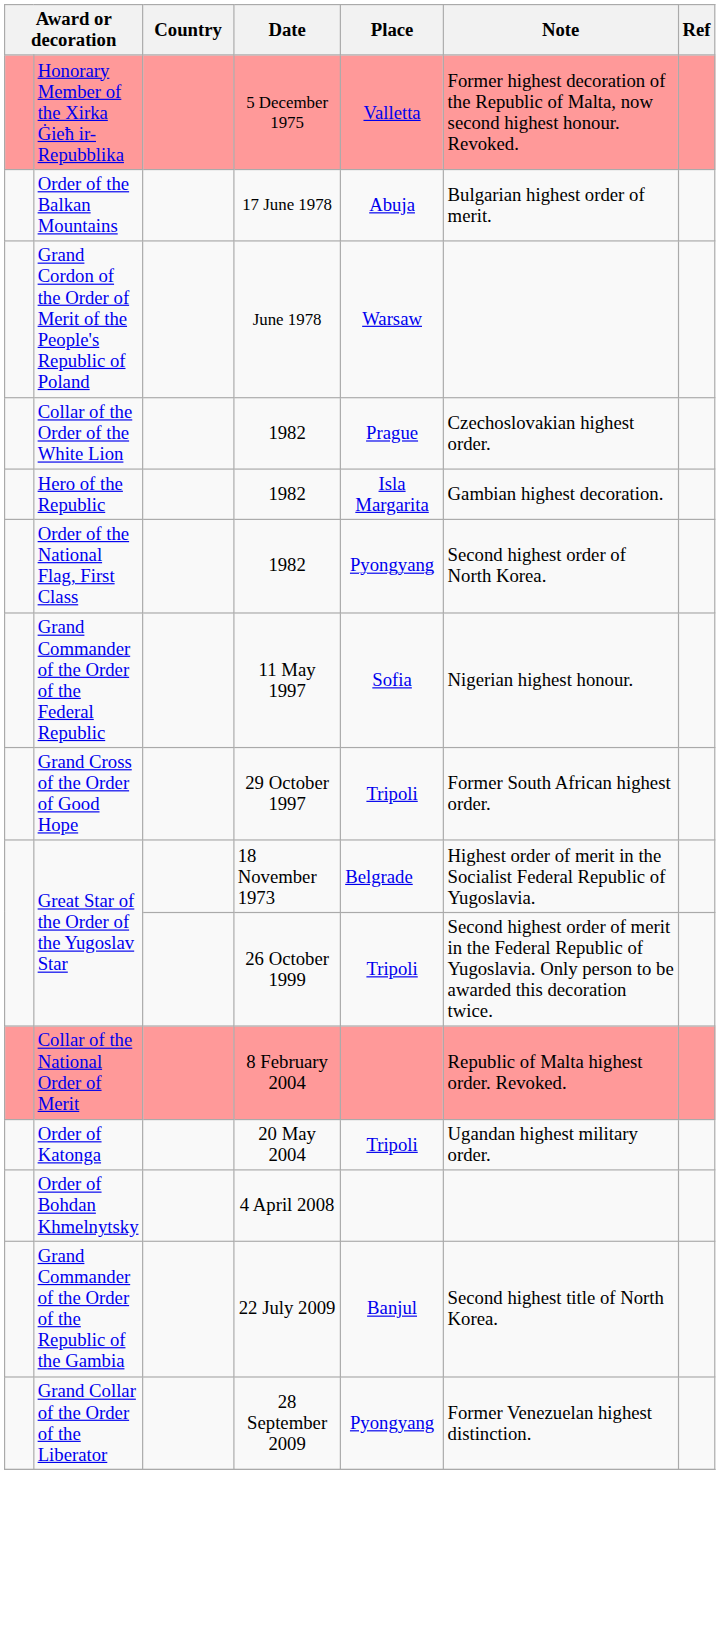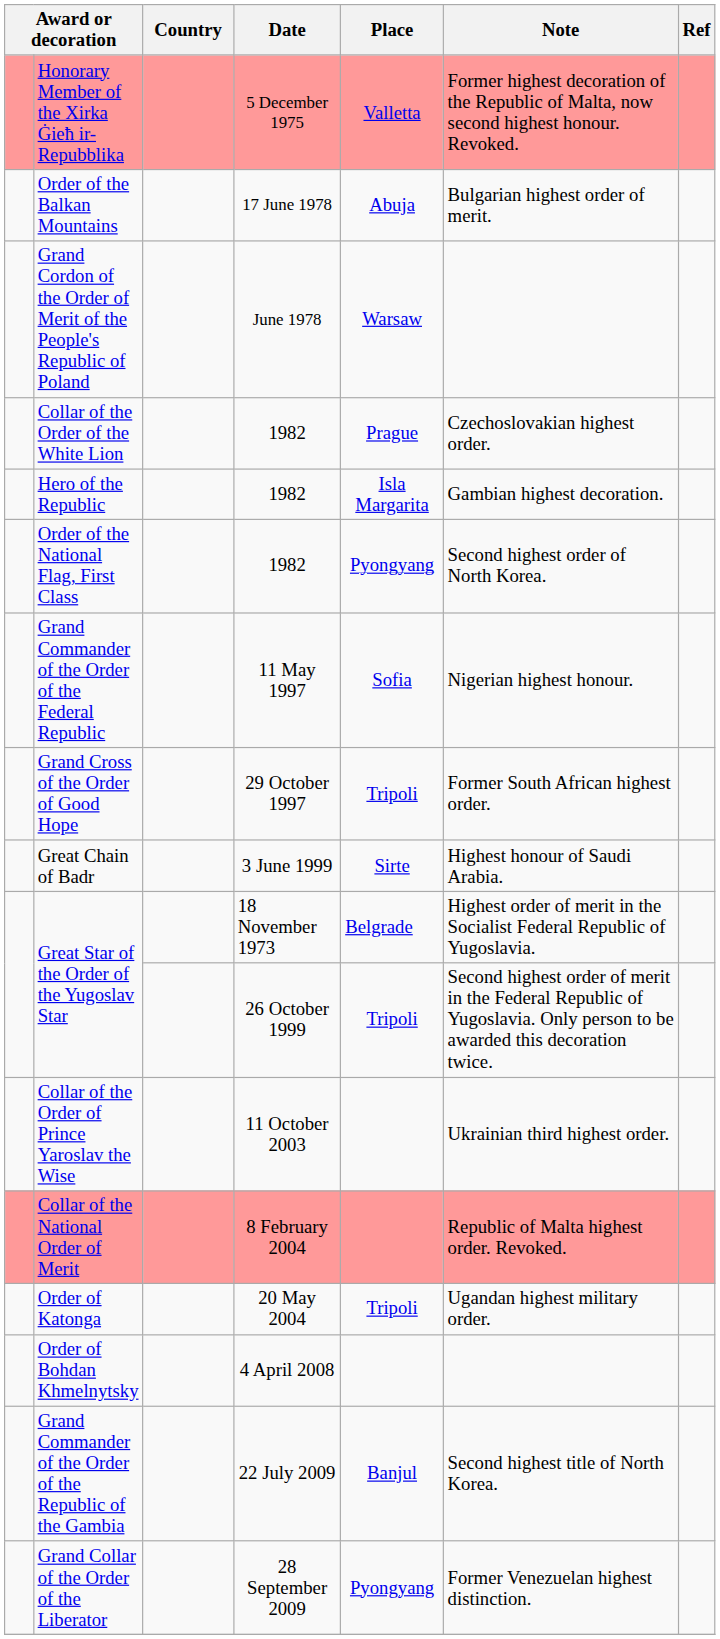+ row: (83, 865)
+ row: (85, 1133)
